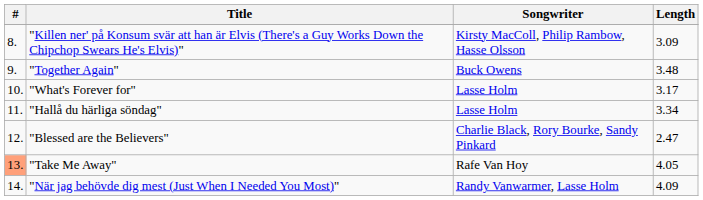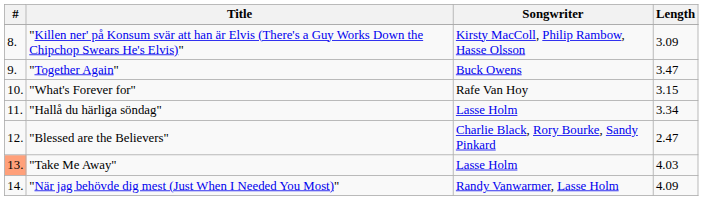(667, 69) 3.48 -> (667, 69) 3.47
(487, 89) Lasse Holm -> (492, 89) Rafe Van Hoy
(667, 89) 3.17 -> (667, 89) 3.15
(492, 165) Rafe Van Hoy -> (487, 165) Lasse Holm
(667, 165) 4.05 -> (667, 165) 4.03
